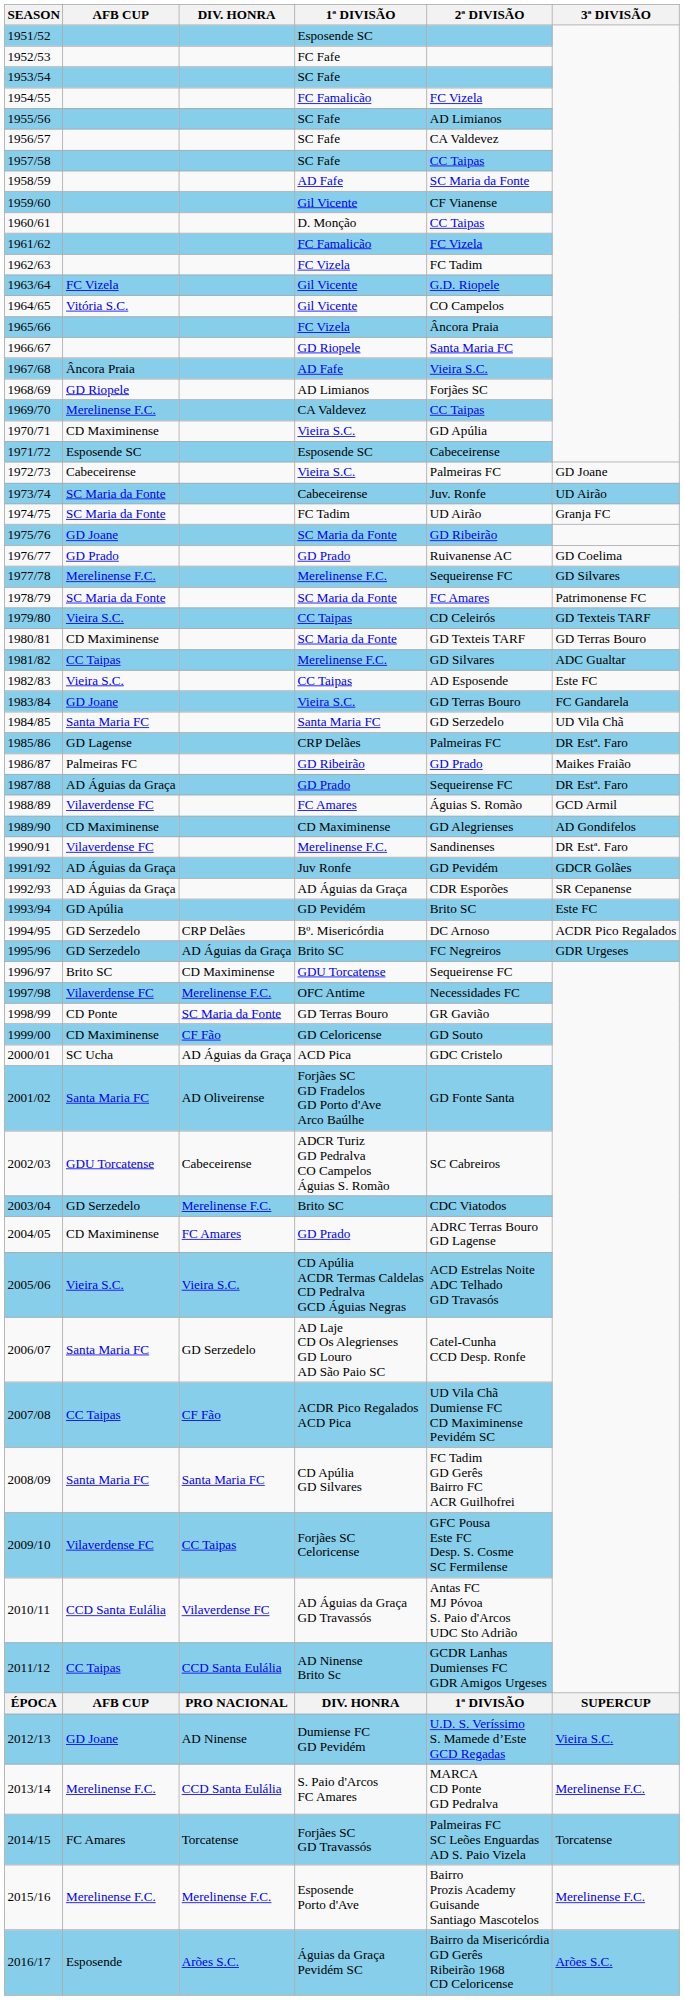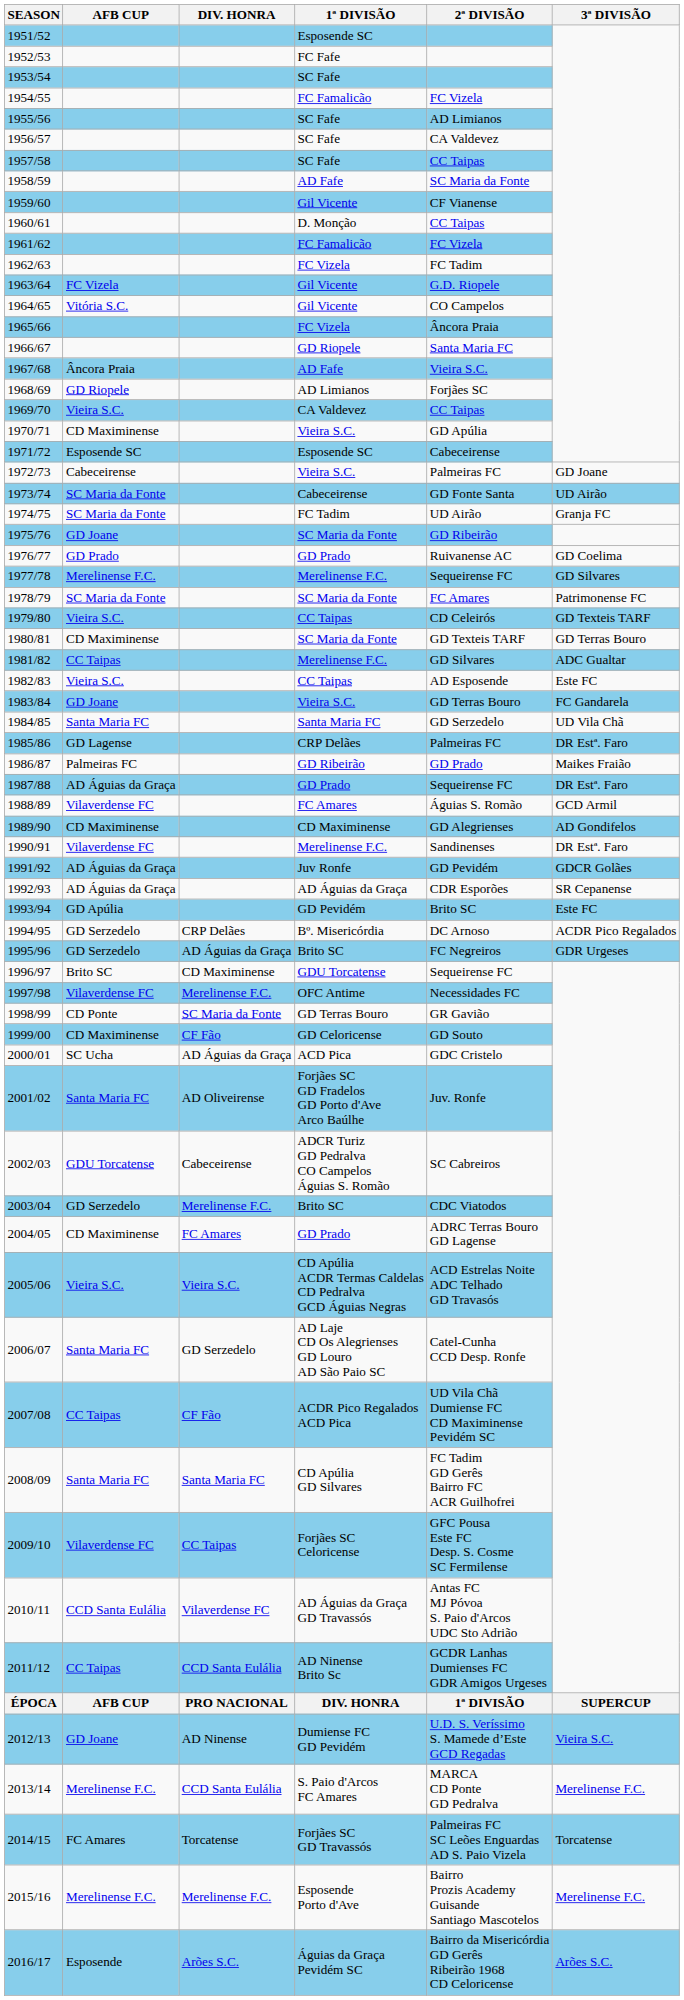(111, 410) Merelinense F.C. -> (95, 410) Vieira S.C.
(458, 493) Juv. Ronfe -> (472, 493) GD Fonte Santa
(472, 1098) GD Fonte Santa -> (458, 1098) Juv. Ronfe
